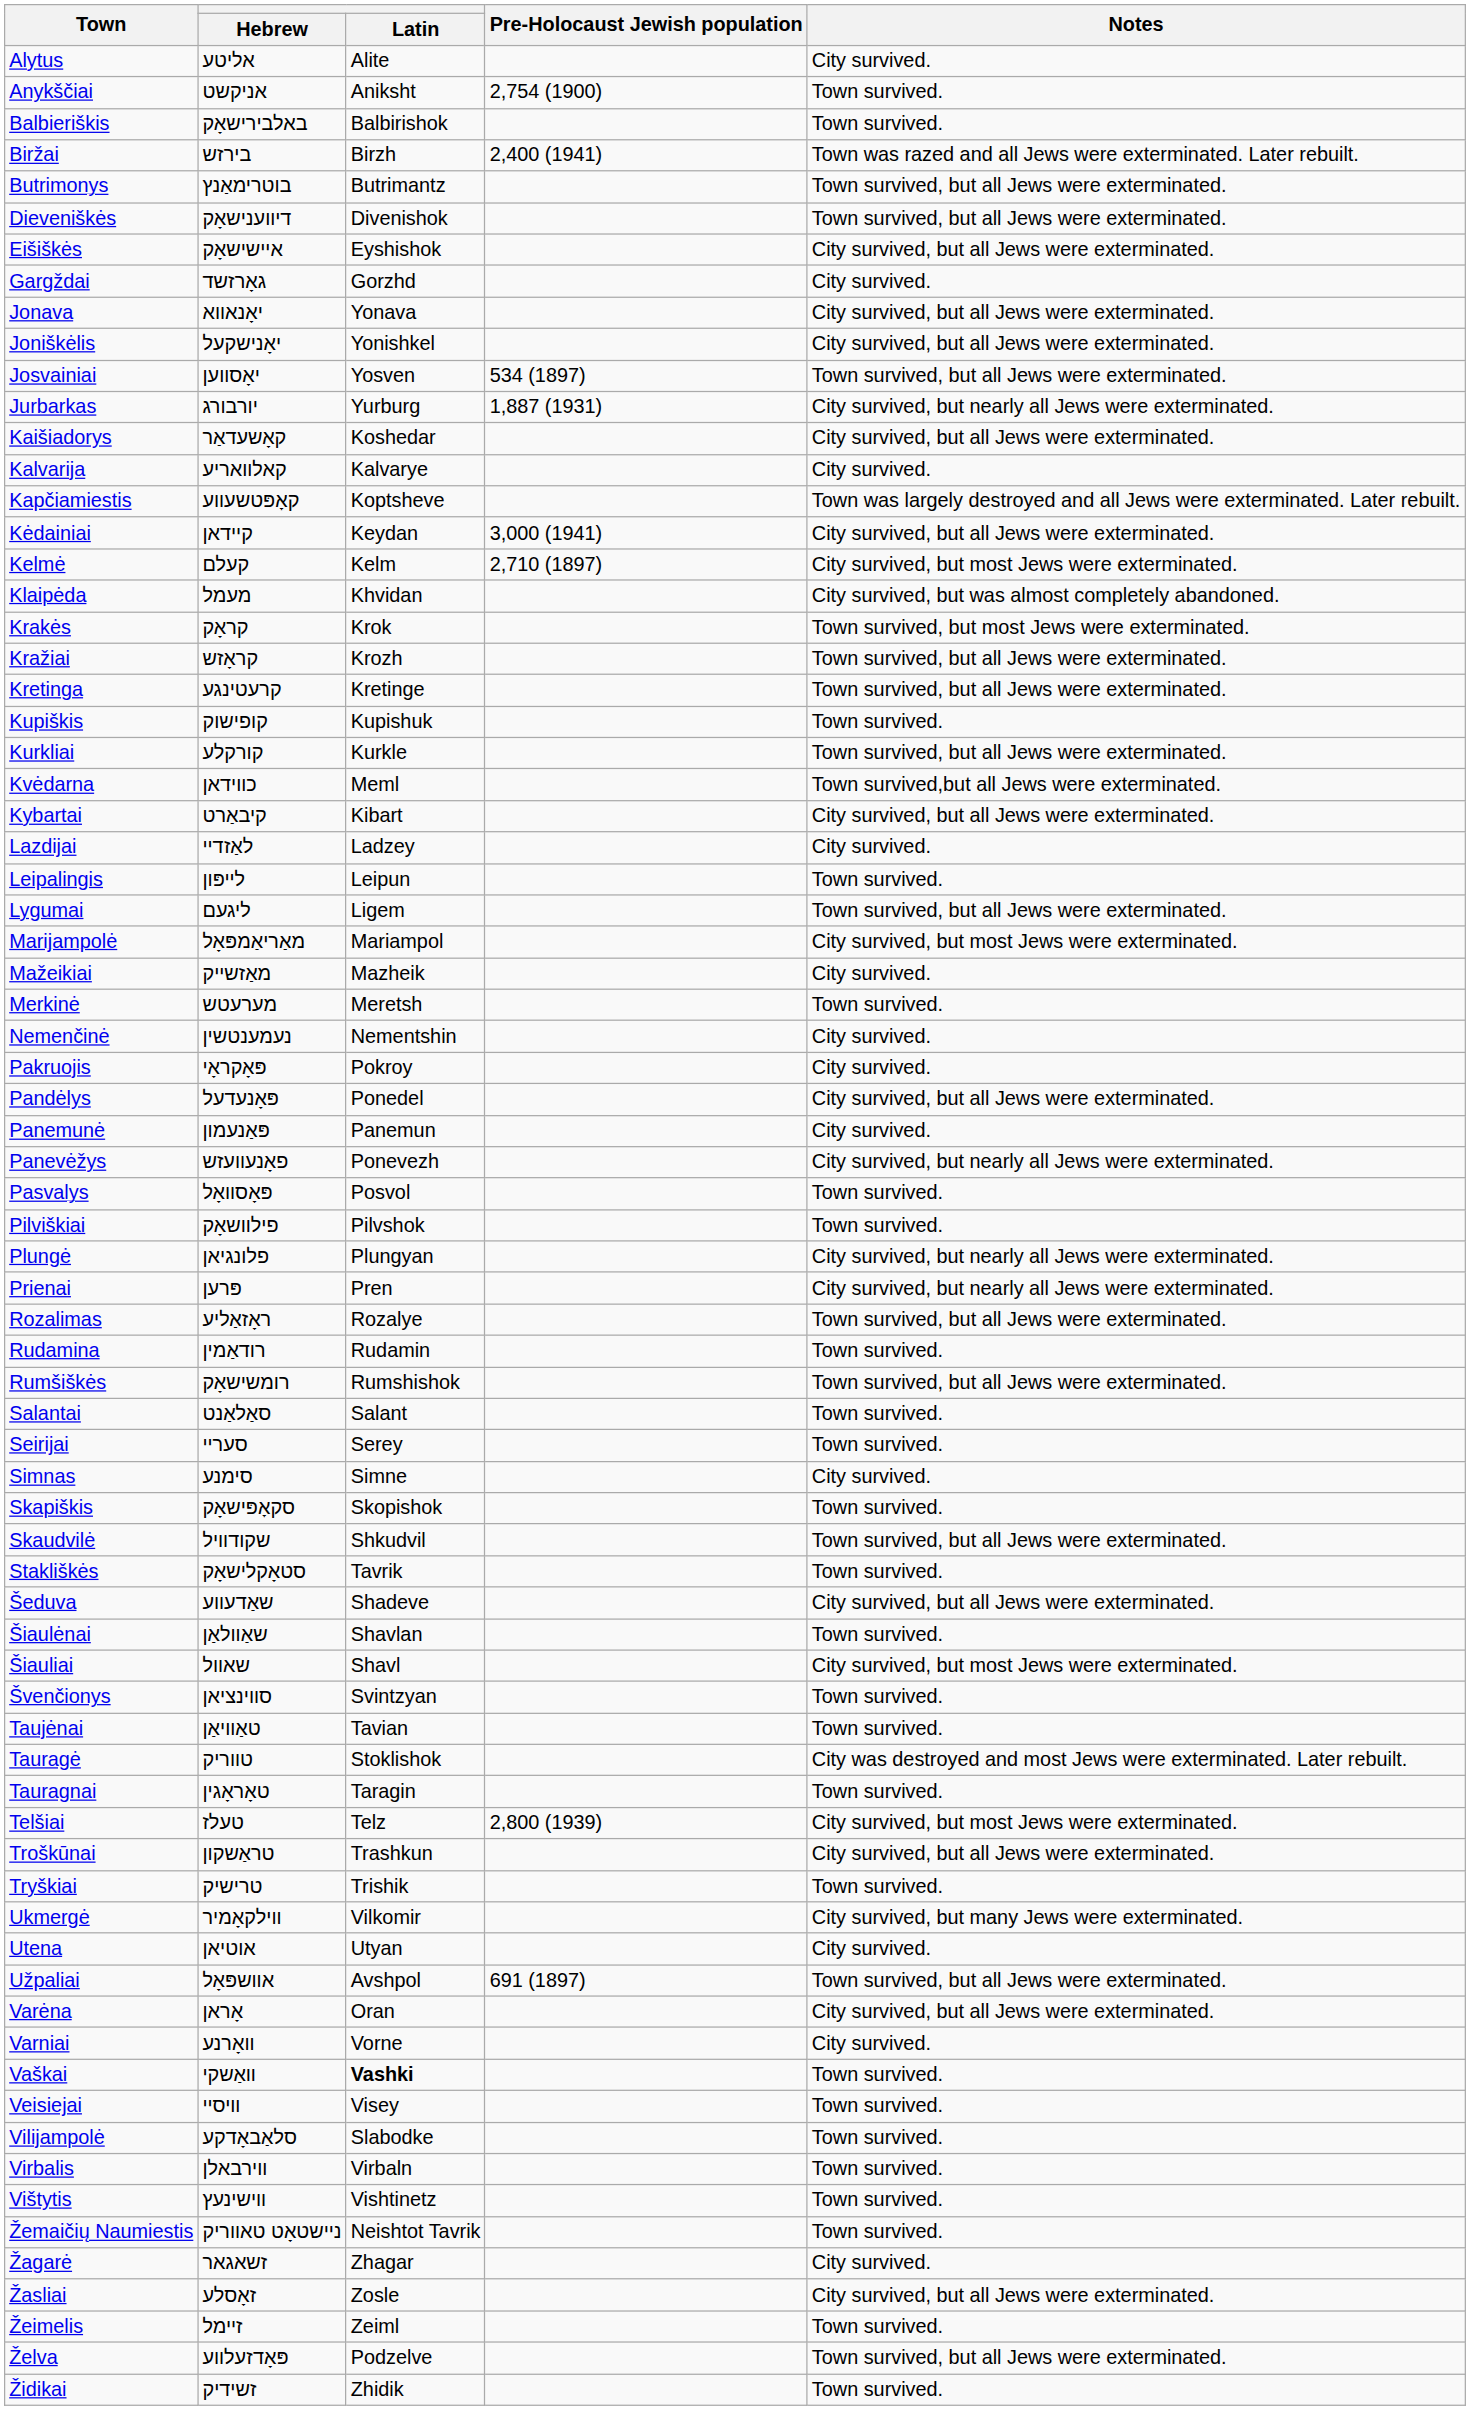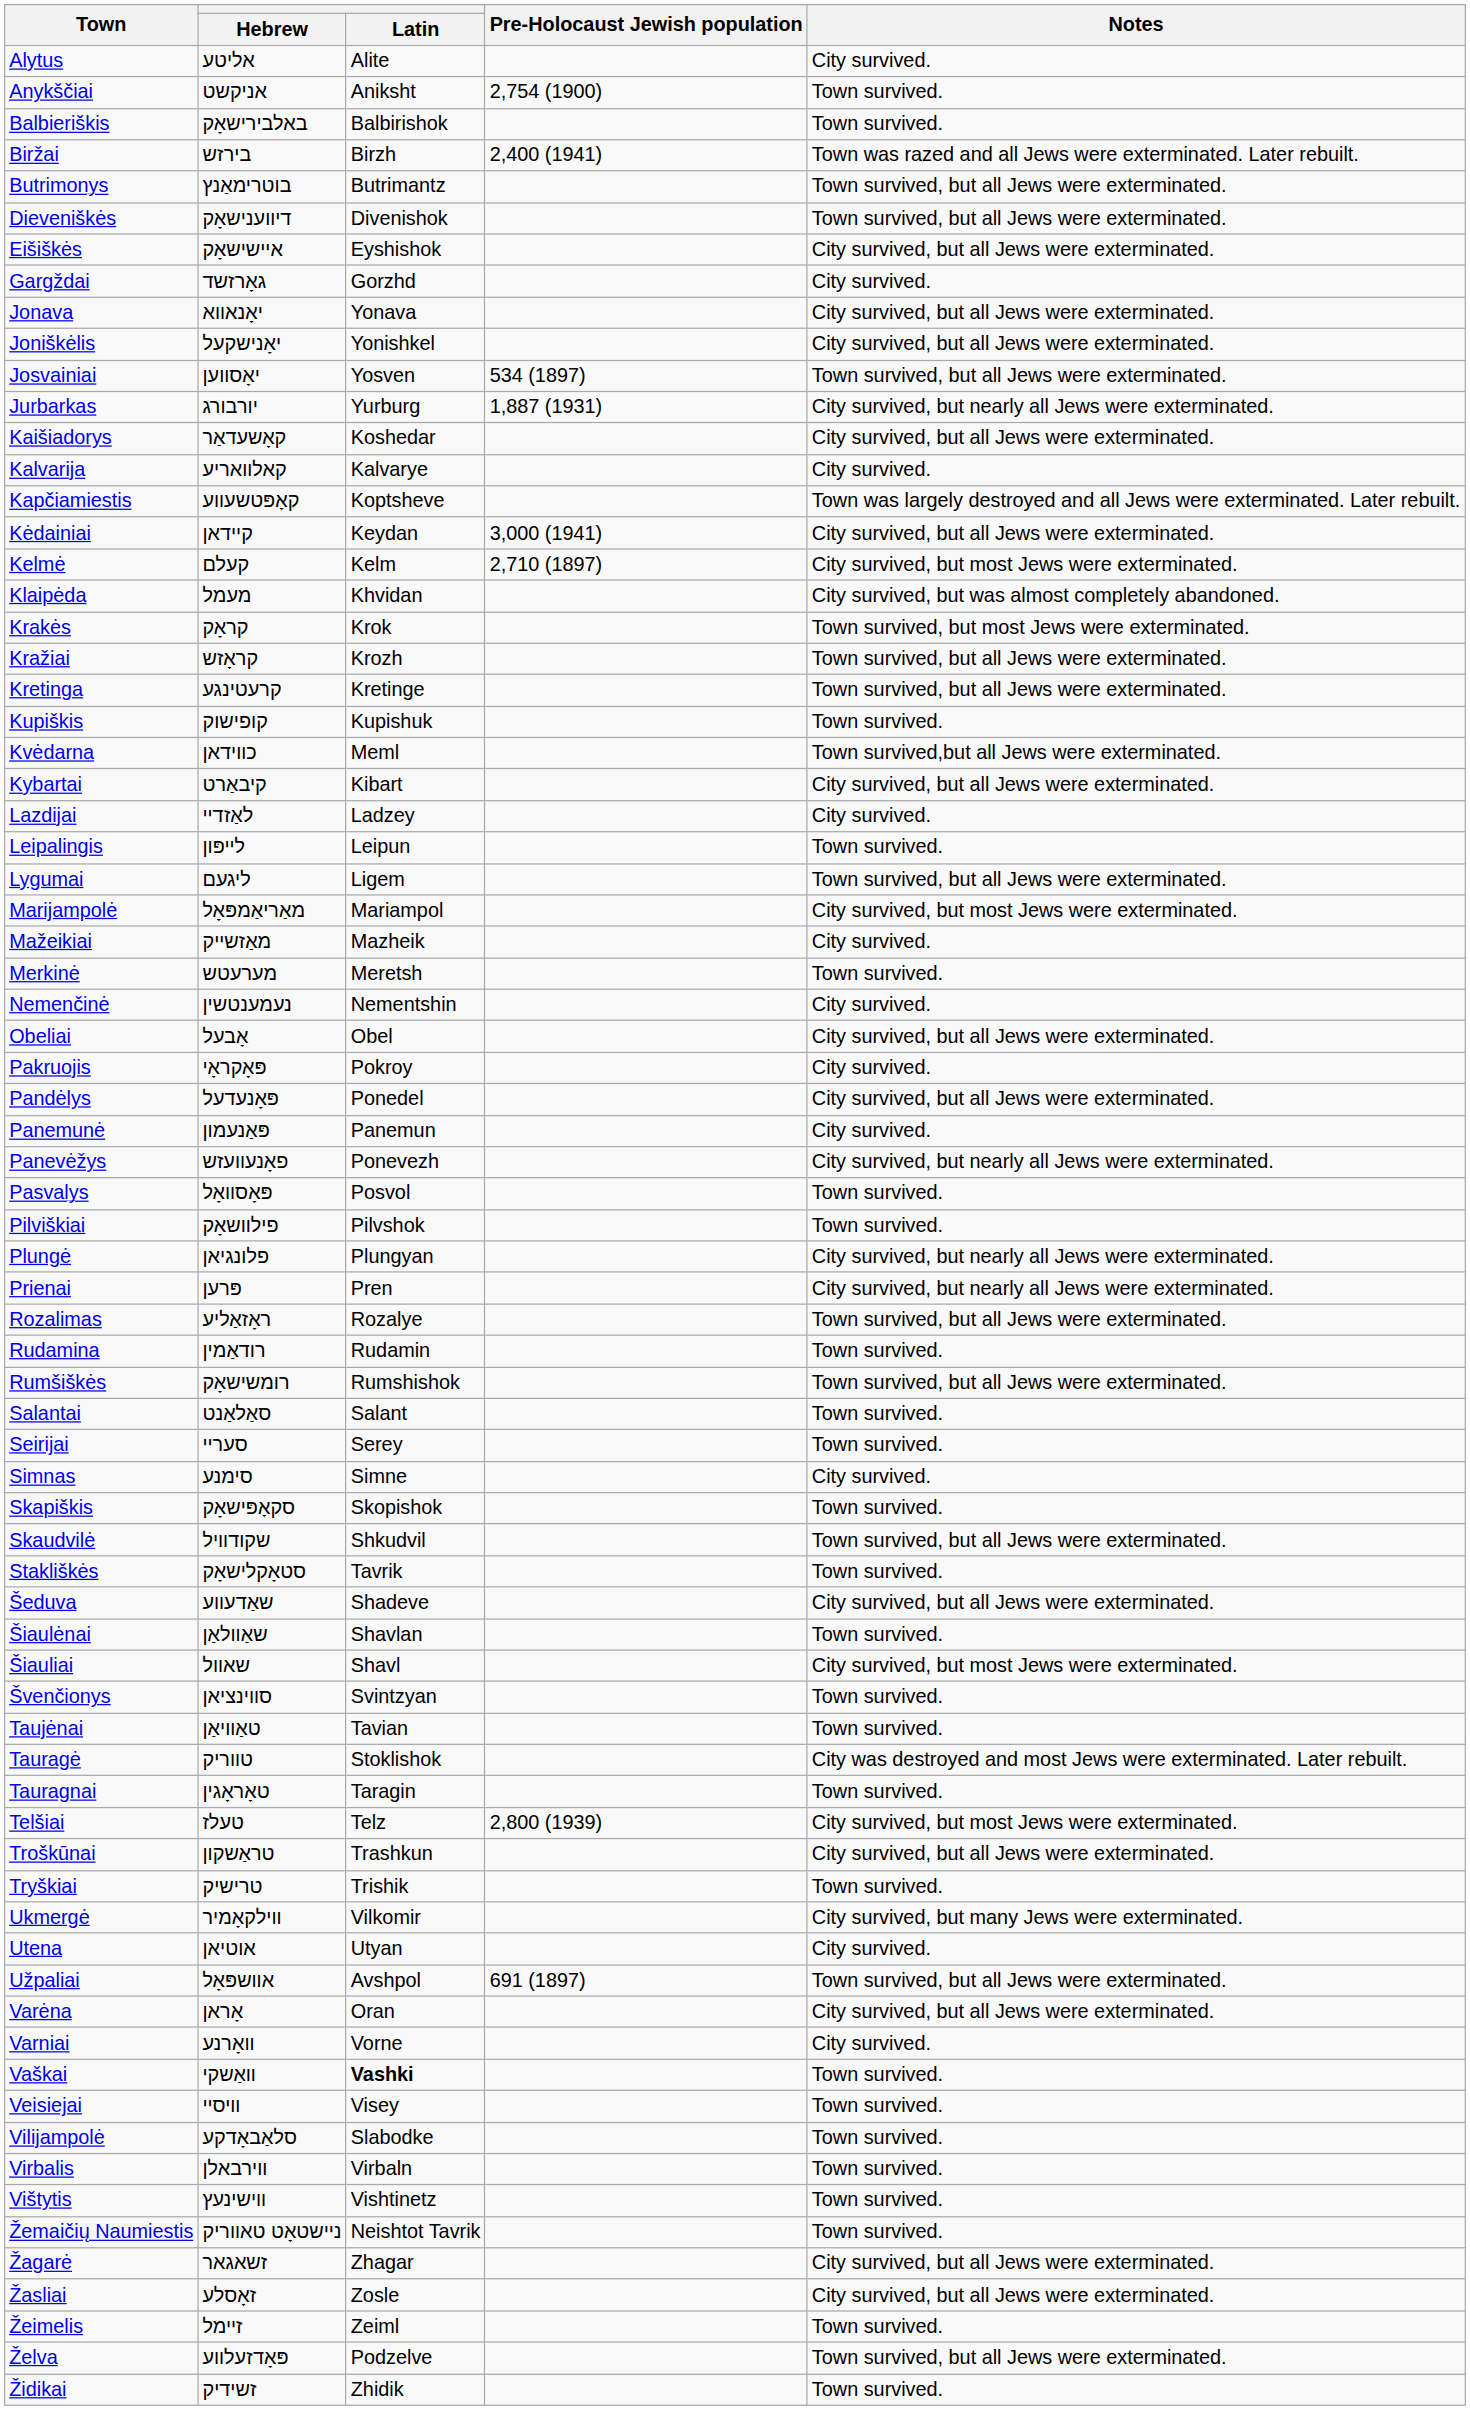- row: (42, 753)
+ row: (40, 1036)
(871, 2263) City survived. -> (1013, 2263) City survived, but all Jews were exterminated.
